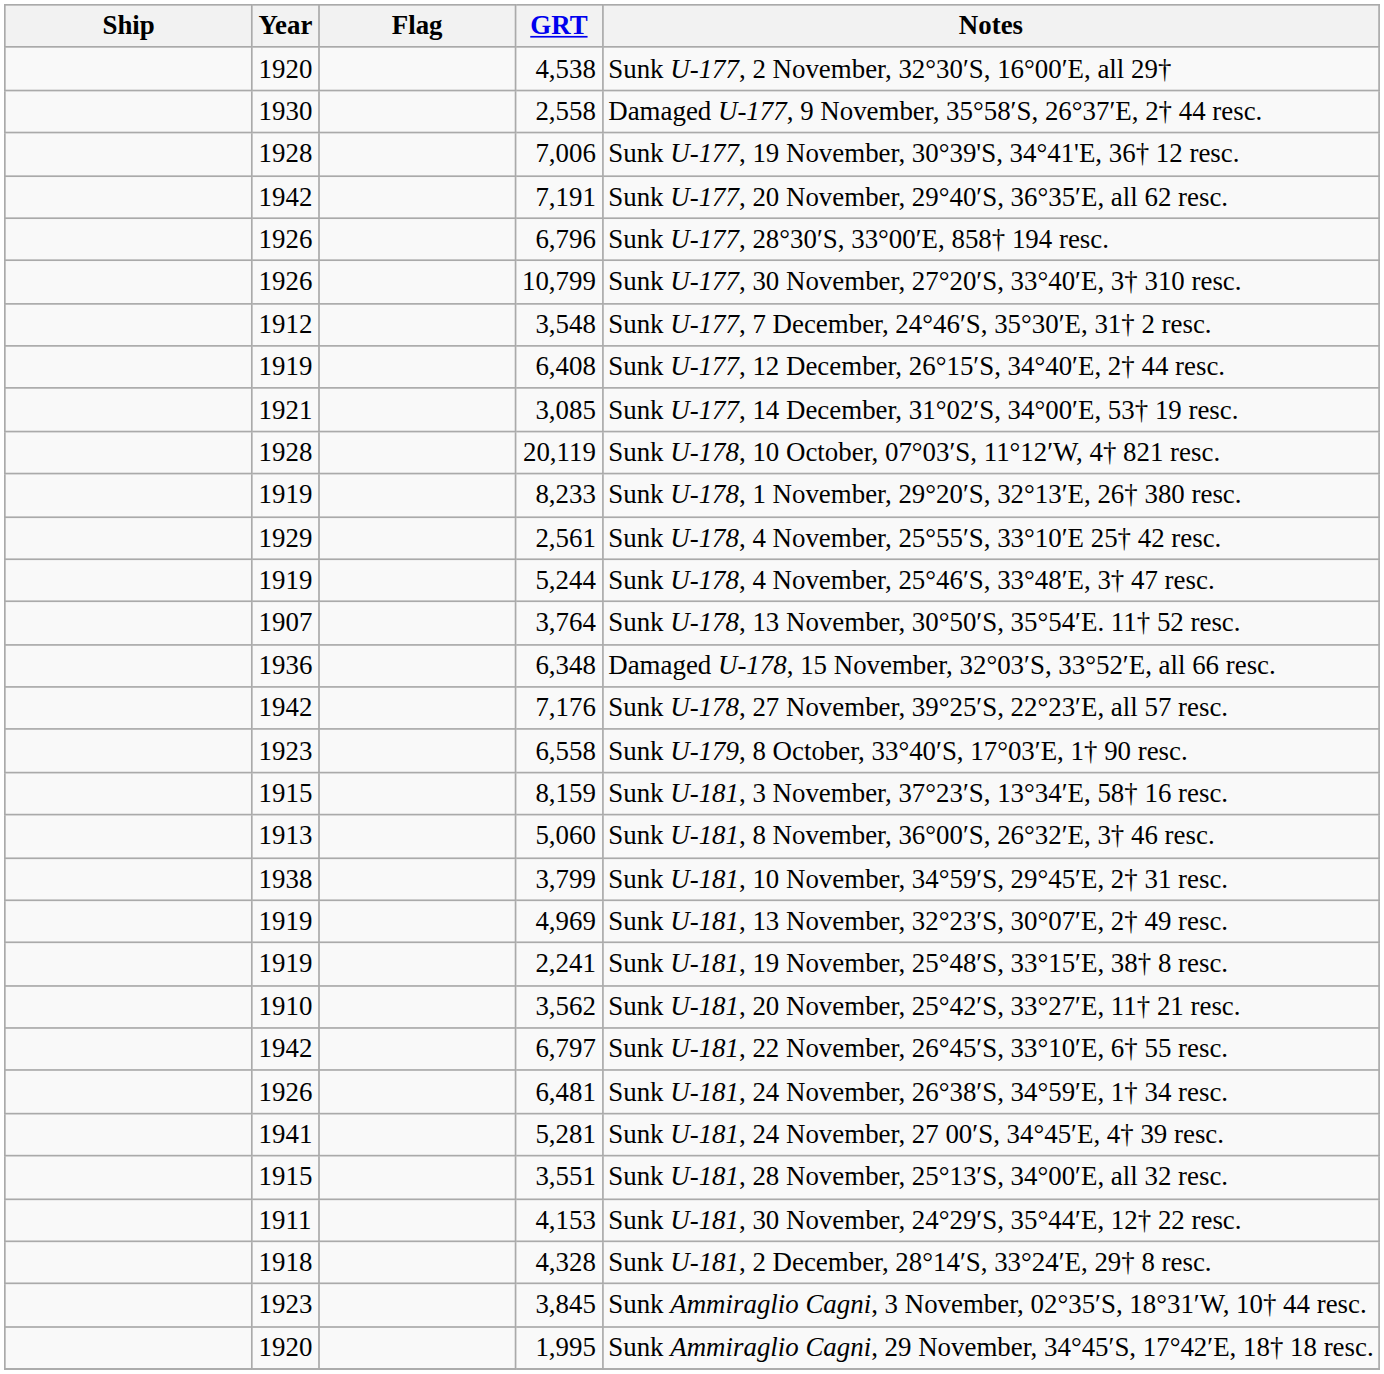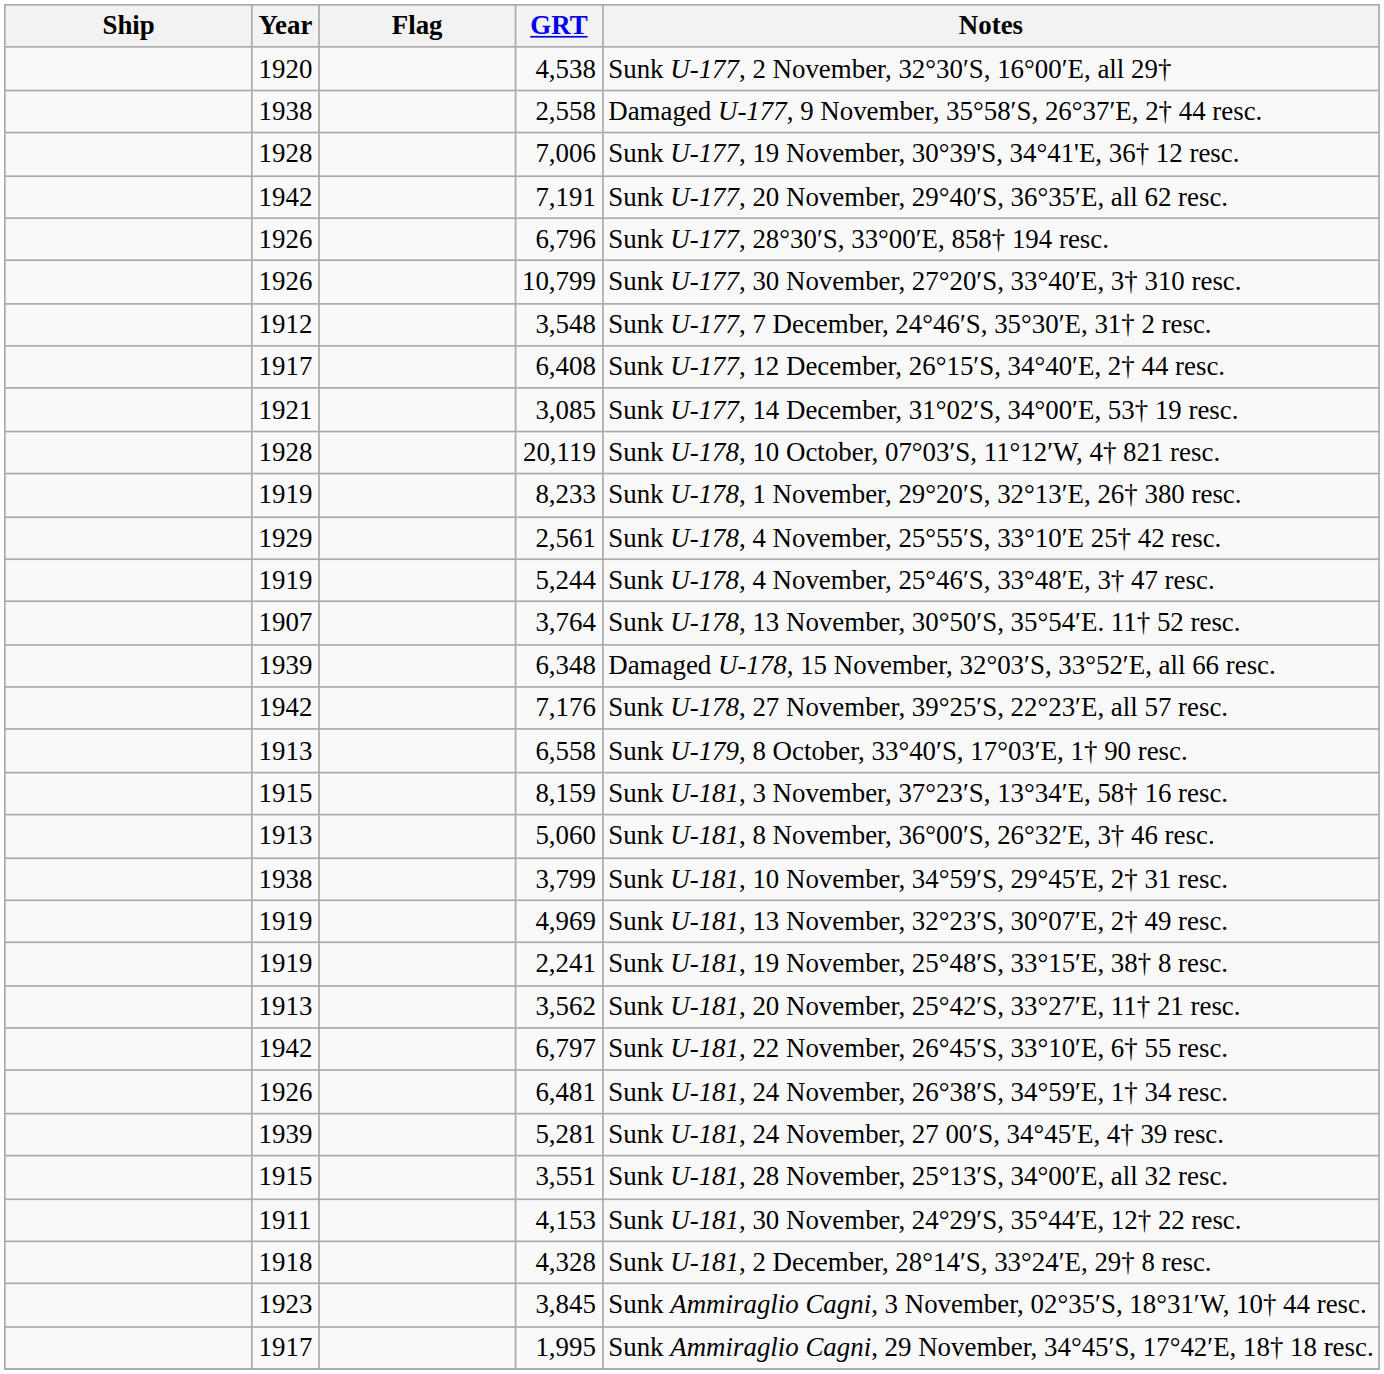(286, 111) 1930 -> (286, 111) 1938
(286, 366) 1919 -> (286, 366) 1917
(286, 665) 1936 -> (286, 665) 1939
(286, 750) 1923 -> (286, 750) 1913
(286, 1006) 1910 -> (286, 1006) 1913
(286, 1134) 1941 -> (286, 1134) 1939
(286, 1347) 1920 -> (286, 1347) 1917
